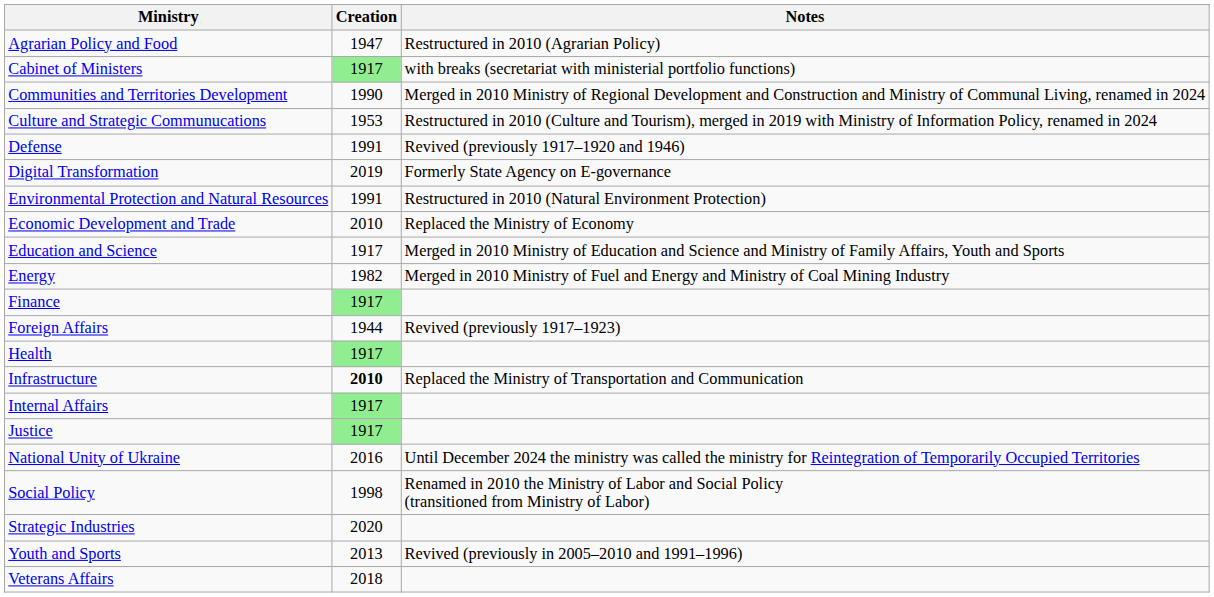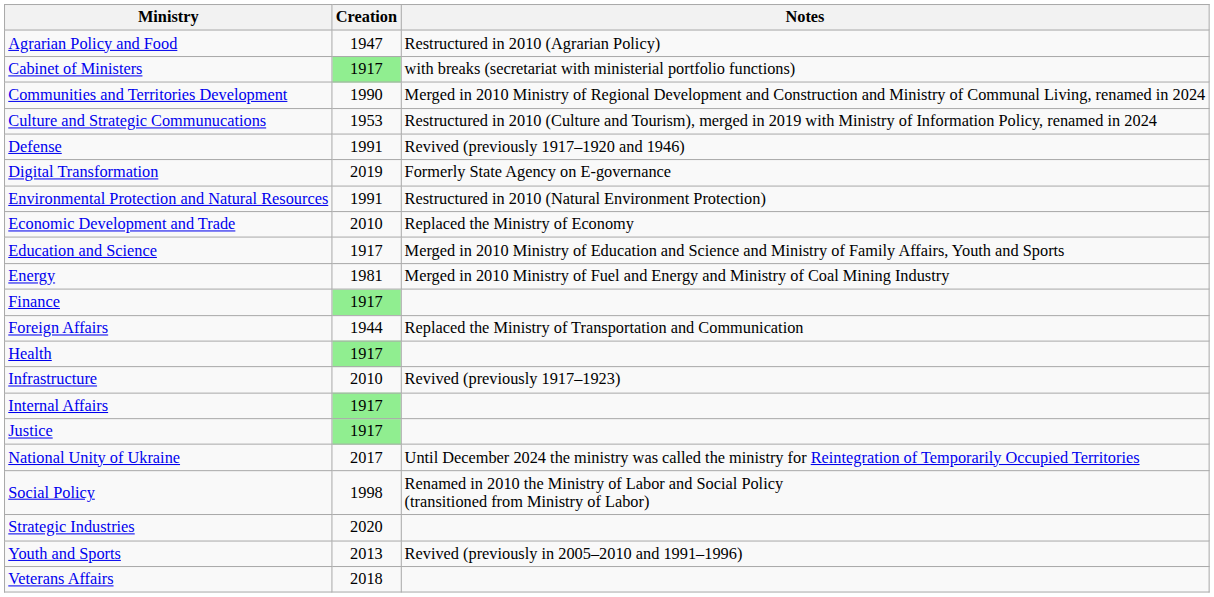(366, 276) 1982 -> (366, 276) 1981
(513, 328) Revived (previously 1917–1923) -> (604, 328) Replaced the Ministry of Transportation and Communication
(366, 379) bold -> (366, 379) normal
(604, 379) Replaced the Ministry of Transportation and Communication -> (513, 379) Revived (previously 1917–1923)
(366, 457) 2016 -> (366, 457) 2017
